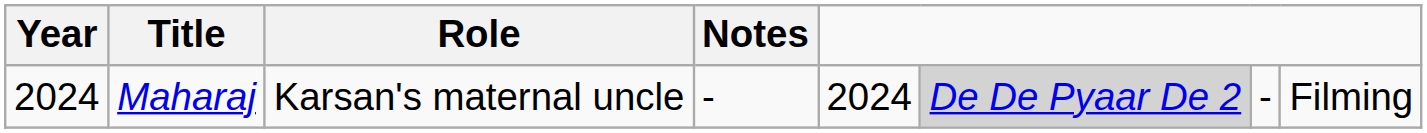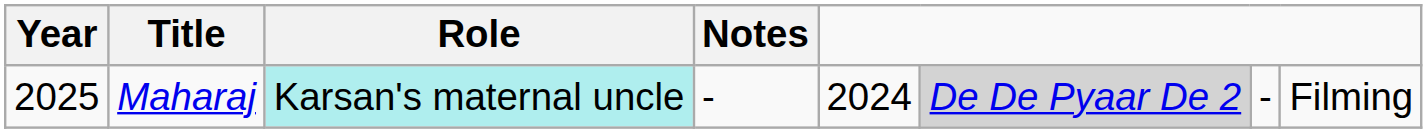(57, 95) 2024 -> (57, 95) 2025
(479, 95) no background -> (479, 95) paleturquoise background
